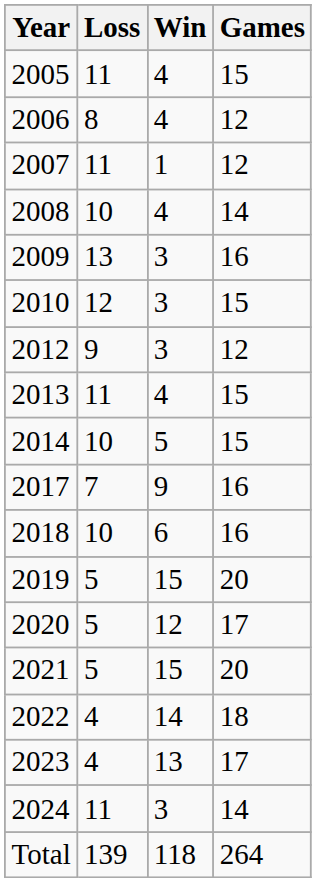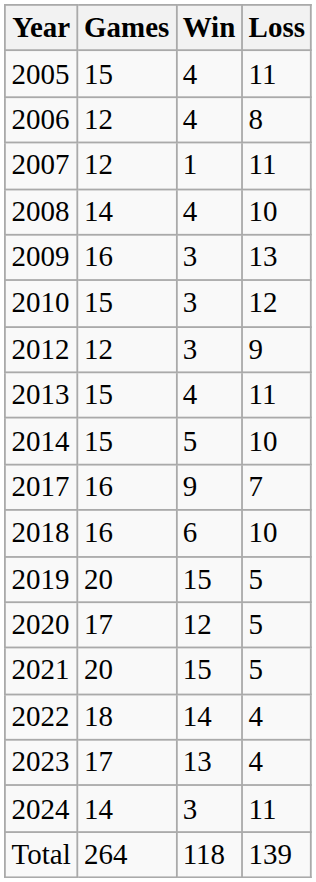columns swapped: (262, 27) <-> (112, 27)
